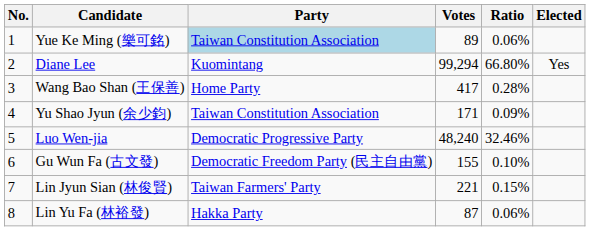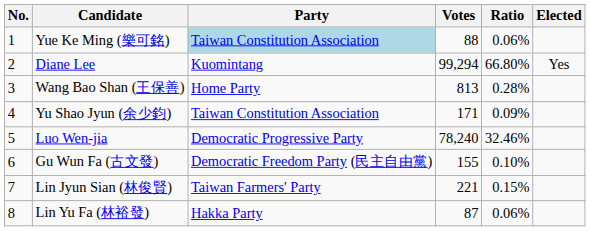(471, 40) 89 -> (471, 40) 88
(468, 88) 417 -> (468, 88) 813
(459, 138) 48,240 -> (459, 138) 78,240
